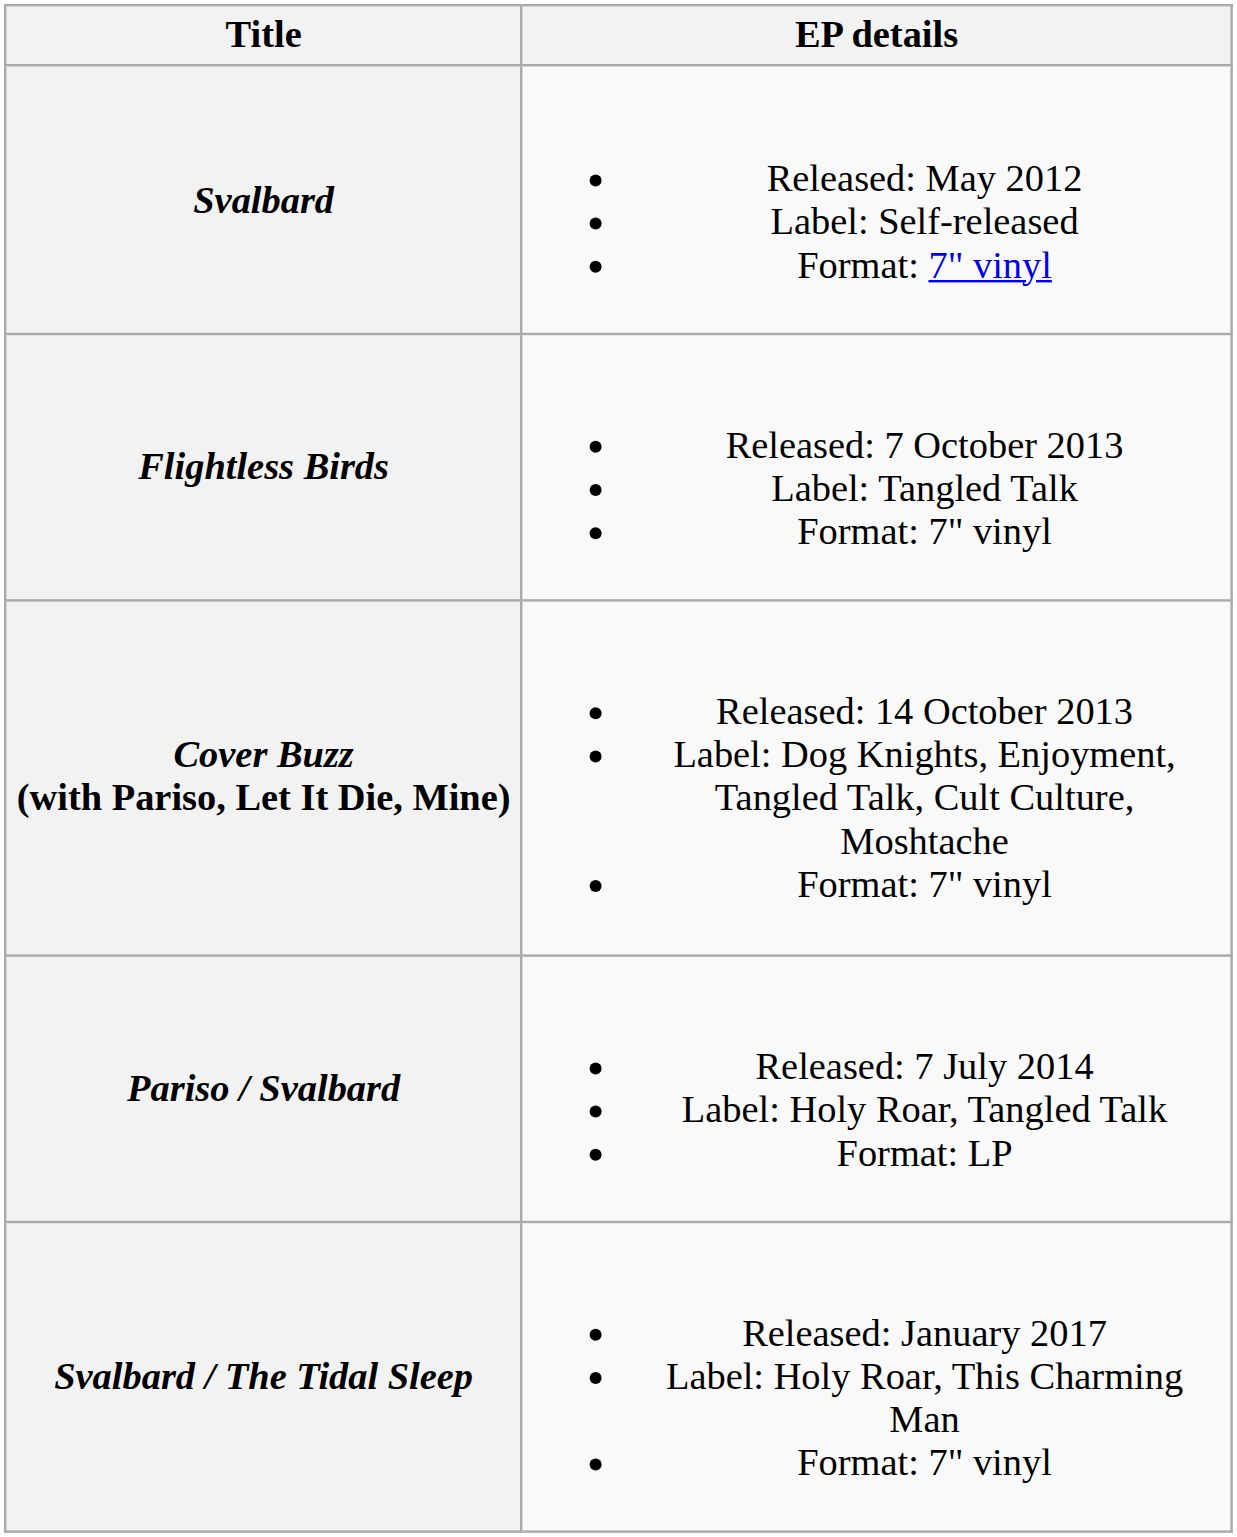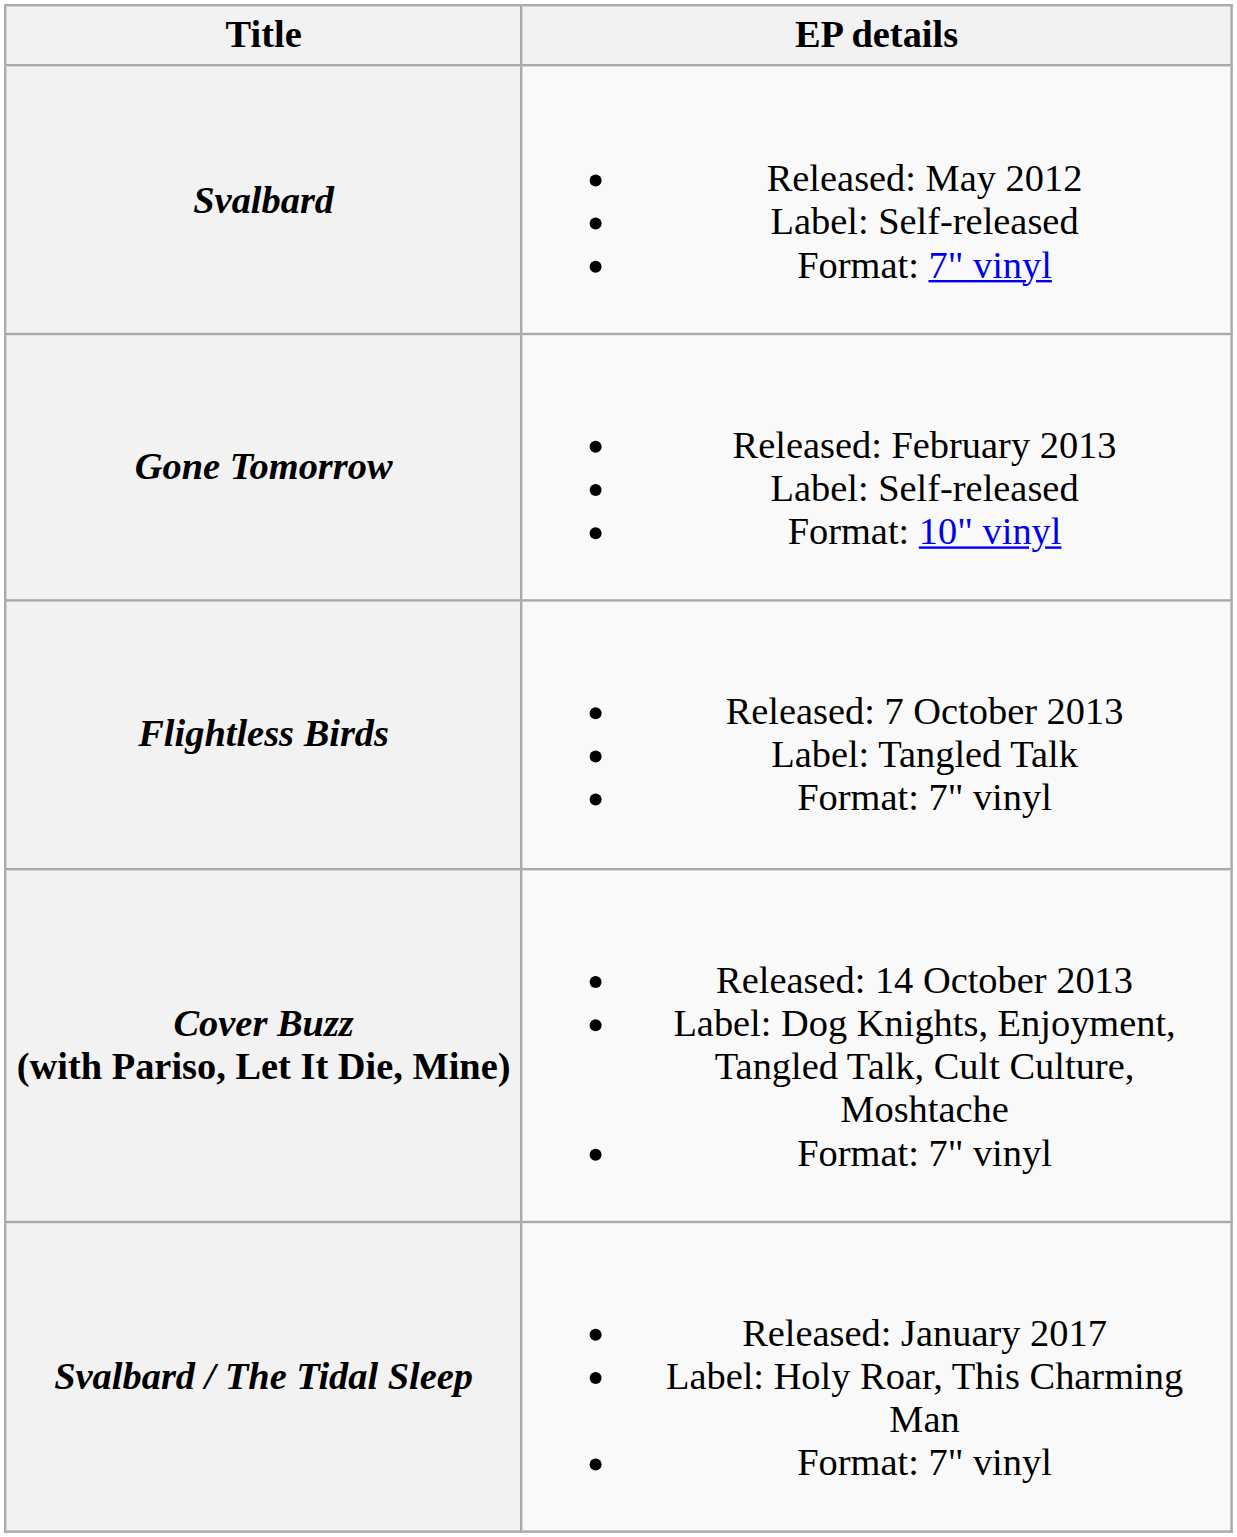+ row: (264, 466)
- row: (264, 1087)
